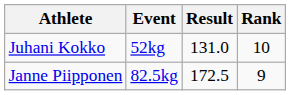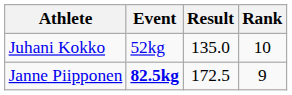(210, 47) 131.0 -> (211, 47) 135.0
(154, 76) normal -> (155, 76) bold
